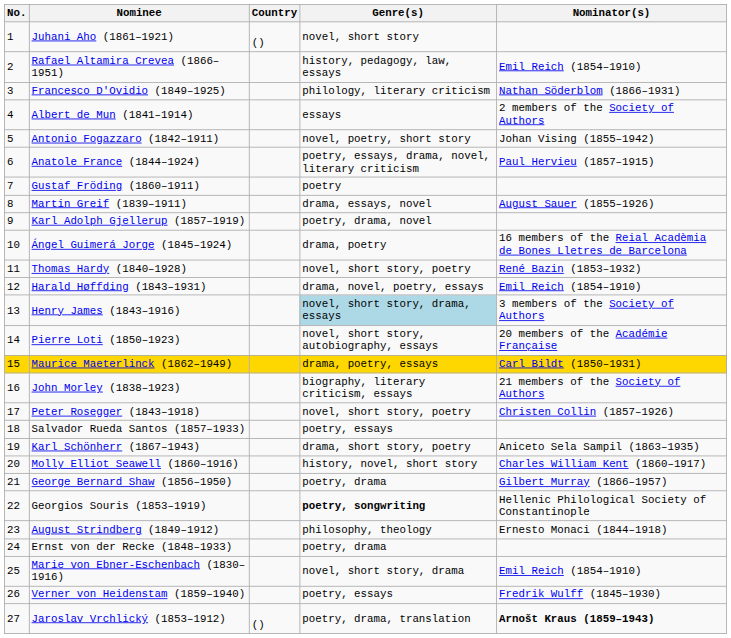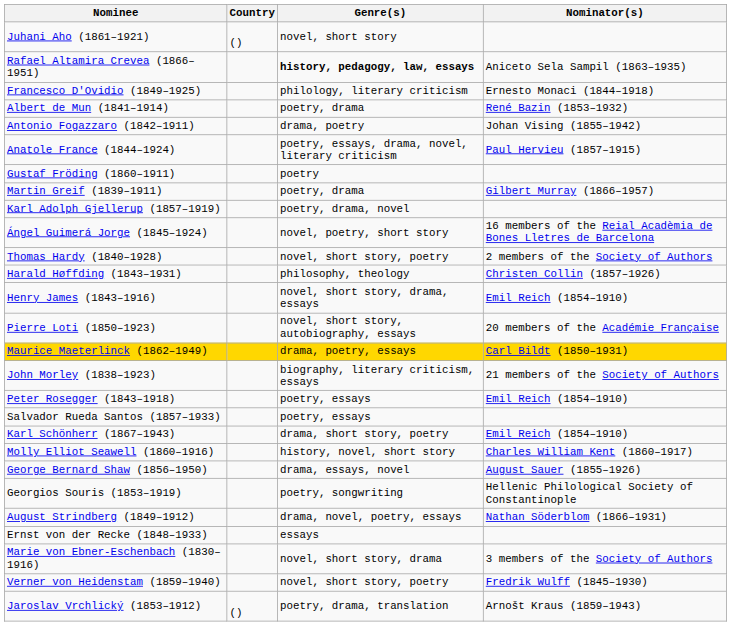- column: (17, 13)
(377, 67) normal -> (377, 67) bold
(570, 67) Emil Reich (1854–1910) -> (586, 67) Aniceto Sela Sampil (1863–1935)
(590, 91) Nathan Söderblom (1866–1931) -> (570, 91) Ernesto Monaci (1844–1918)
(322, 115) essays -> (322, 108) poetry, drama
(586, 115) 2 members of the Society of Authors -> (557, 108) René Bazin (1853–1932)
(386, 138) novel, poetry, short story -> (322, 126) drama, poetry
(367, 204) drama, essays, novel -> (322, 191) poetry, drama
(577, 204) August Sauer (1855–1926) -> (570, 191) Gilbert Murray (1866–1957)
(344, 245) drama, poetry -> (364, 233) novel, poetry, short story
(570, 269) René Bazin (1853–1932) -> (599, 256) 2 members of the Society of Authors
(393, 286) drama, novel, poetry, essays -> (345, 274) philosophy, theology
(570, 286) Emil Reich (1854–1910) -> (573, 274) Christen Collin (1857–1926)
(386, 310) lightblue background -> (364, 298) no background
(586, 310) 3 members of the Society of Authors -> (557, 298) Emil Reich (1854–1910)
(386, 412) novel, short story, poetry -> (325, 399) poetry, essays
(586, 412) Christen Collin (1857–1926) -> (557, 399) Emil Reich (1854–1910)
(599, 447) Aniceto Sela Sampil (1863–1935) -> (557, 434) Emil Reich (1854–1910)
(344, 482) poetry, drama -> (345, 470) drama, essays, novel
(583, 482) Gilbert Murray (1866–1957) -> (563, 470) August Sauer (1855–1926)
(364, 506) bold -> (342, 493) normal
(367, 530) philosophy, theology -> (371, 517) drama, novel, poetry, essays
(583, 530) Ernesto Monaci (1844–1918) -> (576, 517) Nathan Söderblom (1866–1931)
(344, 547) poetry, drama -> (299, 535) essays
(570, 571) Emil Reich (1854–1910) -> (599, 559) 3 members of the Society of Authors
(348, 595) poetry, essays -> (364, 582) novel, short story, poetry
(577, 619) bold -> (563, 606) normal
